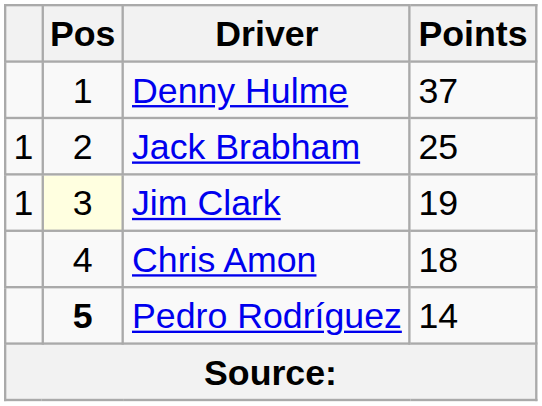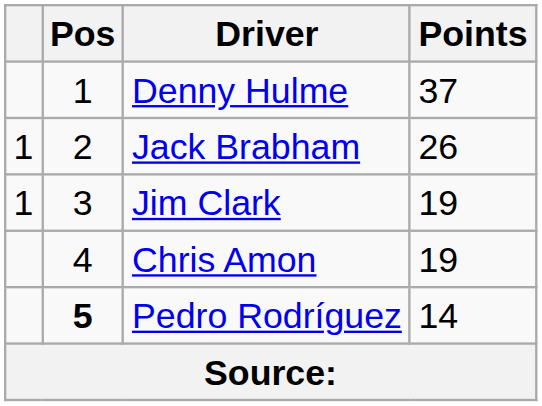(438, 147) 25 -> (438, 147) 26
(83, 203) lightyellow background -> (83, 203) no background
(438, 260) 18 -> (438, 260) 19
